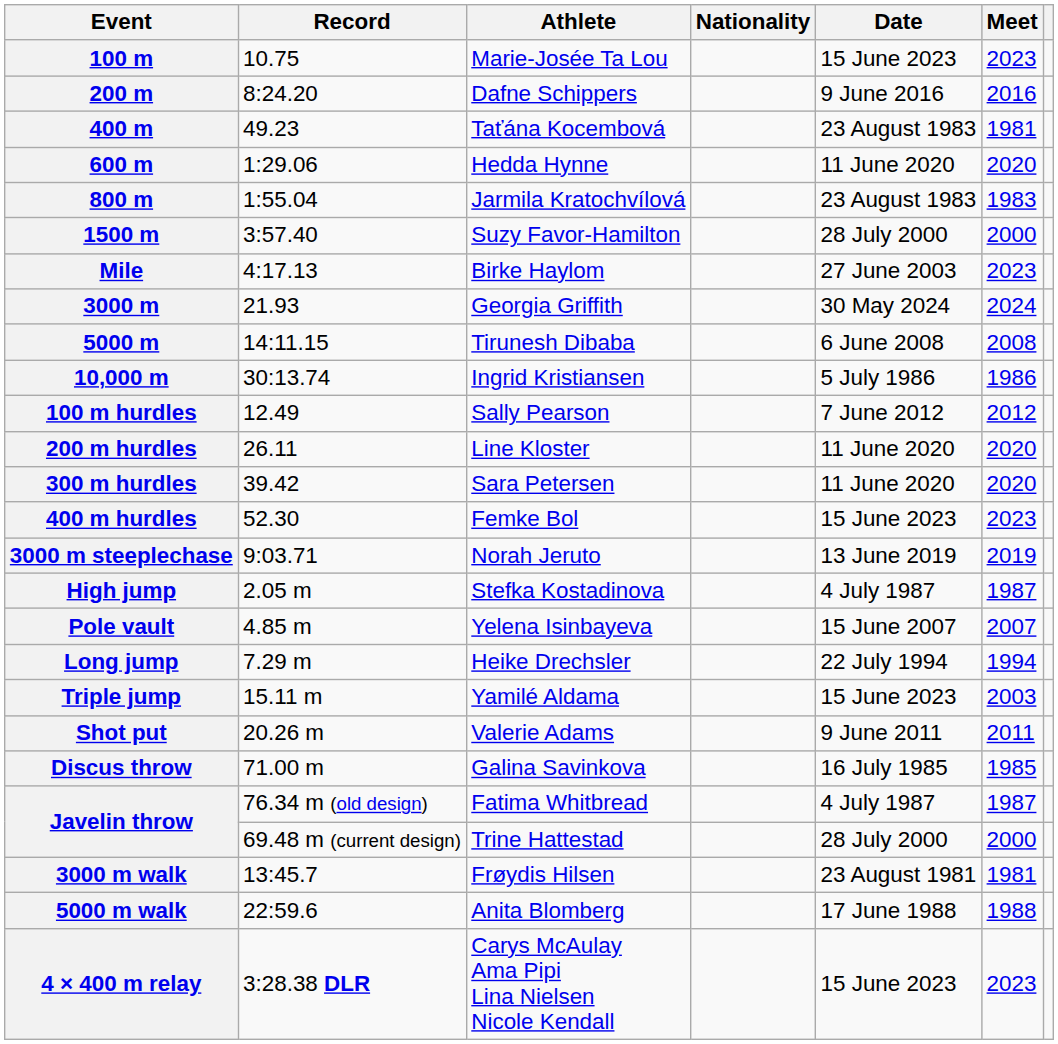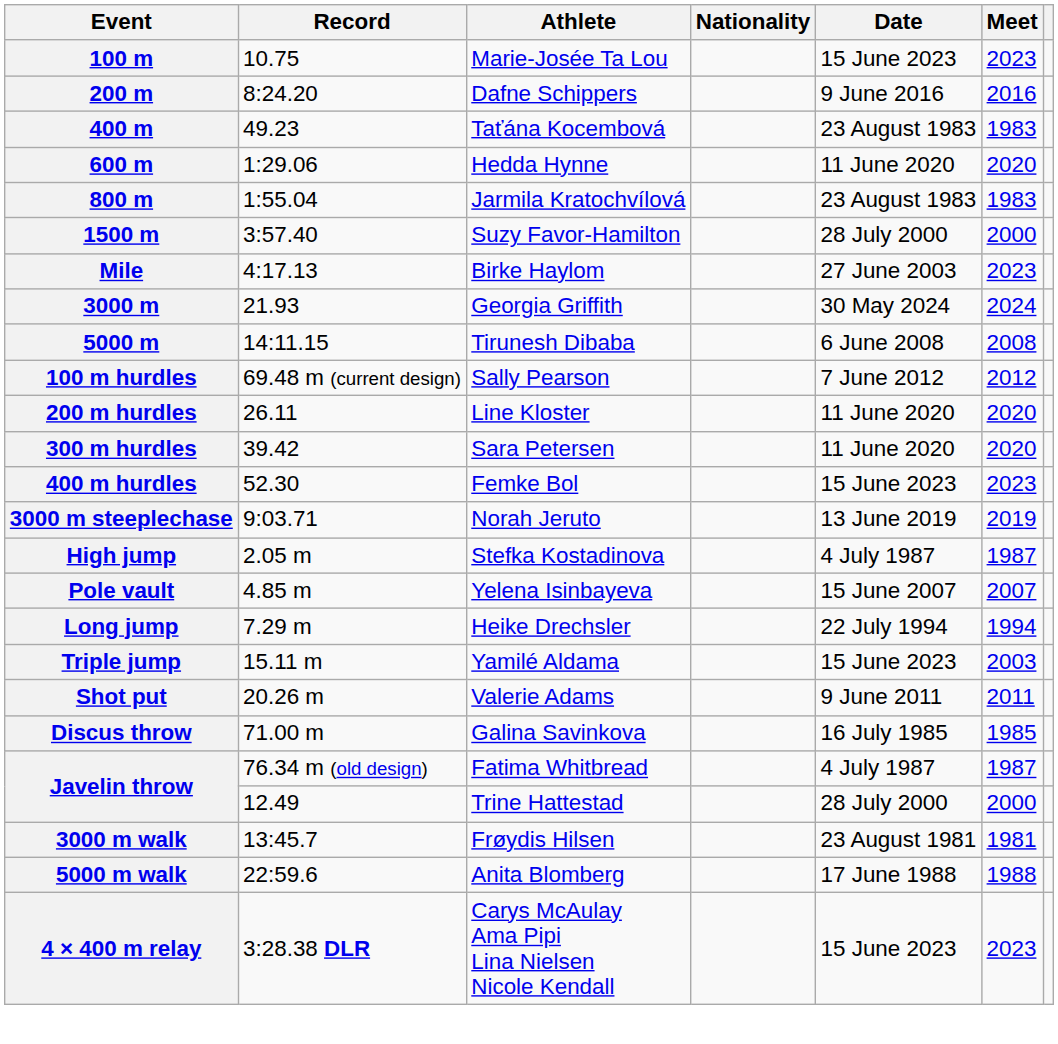(1012, 128) 1981 -> (1012, 128) 1983
- row: (121, 377)
(271, 413) 12.49 -> (352, 377) 69.48 m (current design)
(352, 839) 69.48 m (current design) -> (271, 803) 12.49
